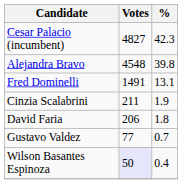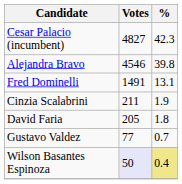(134, 63) 4548 -> (134, 63) 4546
(131, 119) 206 -> (131, 119) 205
(161, 163) no background -> (161, 163) khaki background
